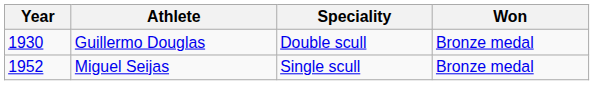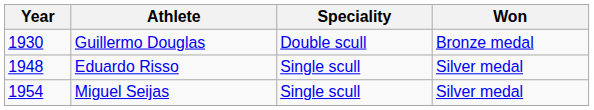+ row: (127, 67)
(26, 67) 1952 -> (26, 92) 1954
(485, 67) Bronze medal -> (480, 92) Silver medal
